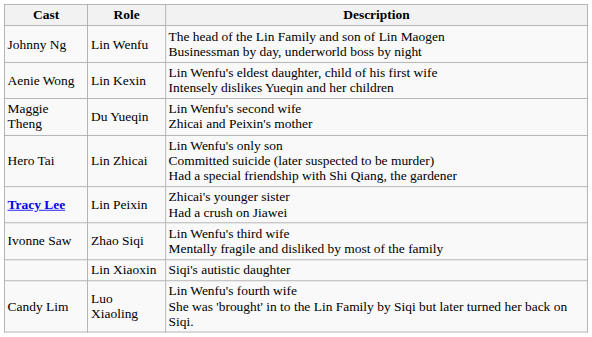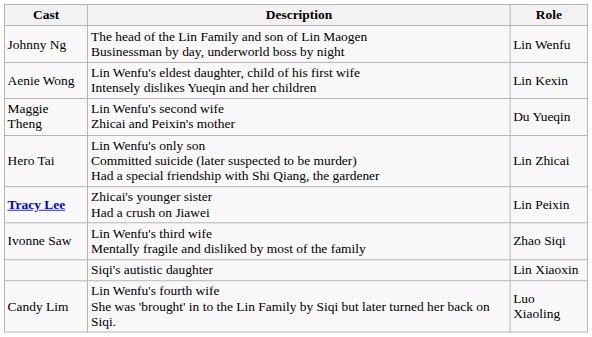columns swapped: (127, 15) <-> (376, 15)
